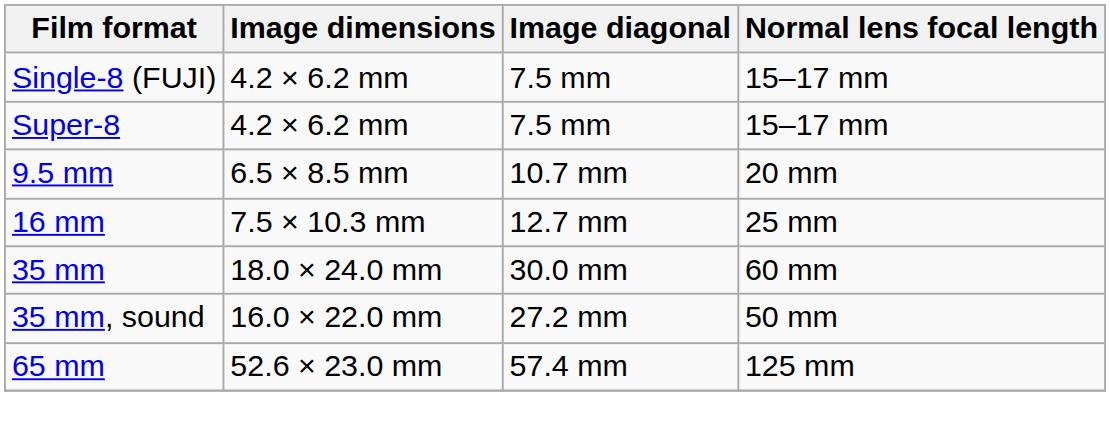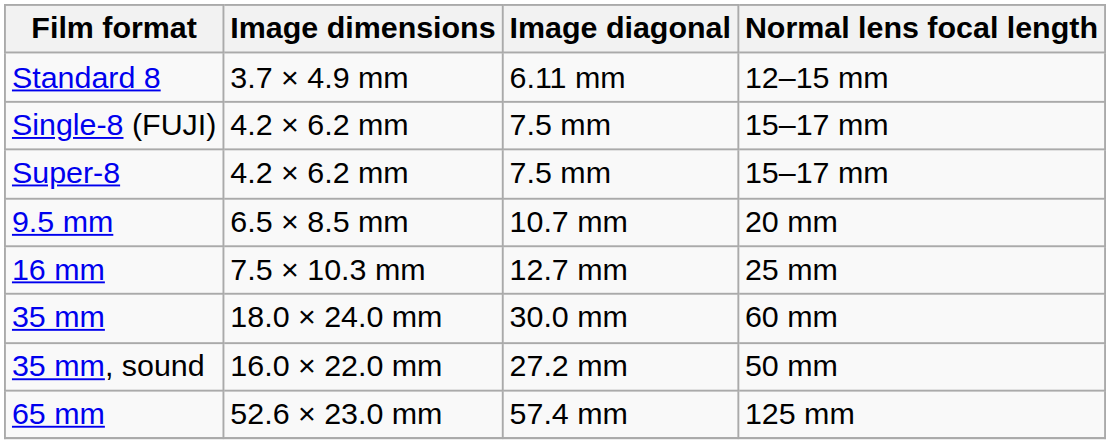+ row: (86, 76)
